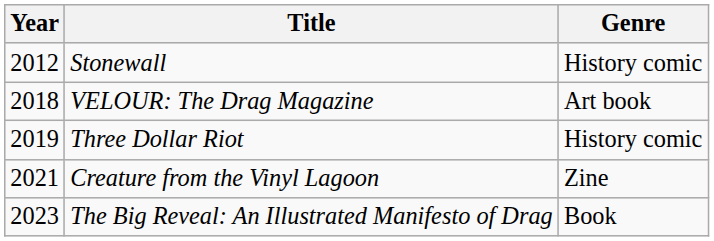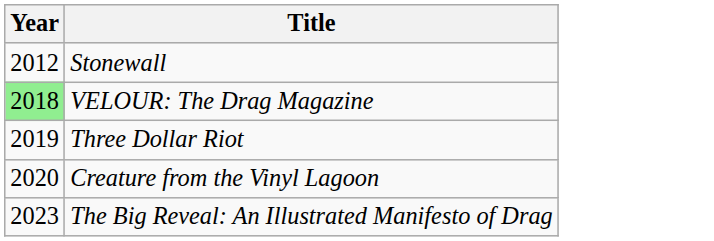- column: (633, 23)
(35, 100) no background -> (35, 100) lightgreen background
(35, 178) 2021 -> (35, 178) 2020
